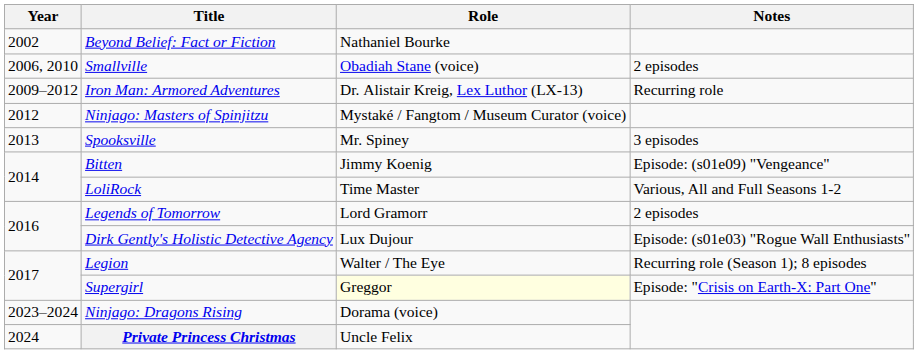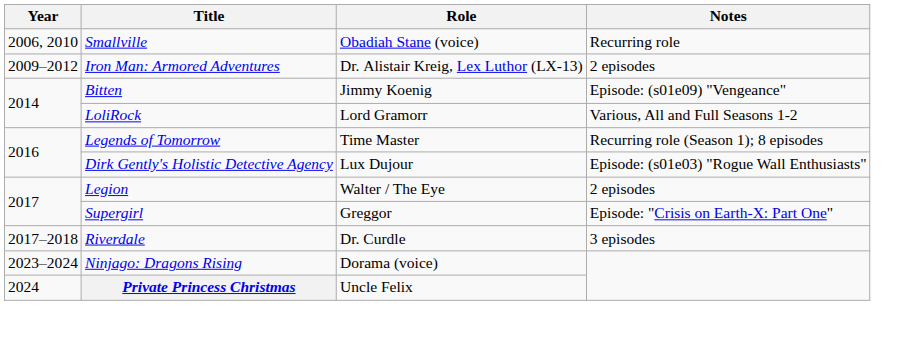- row: (180, 41)
(666, 66) 2 episodes -> (635, 41) Recurring role
(678, 90) Recurring role -> (622, 66) 2 episodes
- row: (177, 115)
- row: (120, 139)
(380, 189) Time Master -> (384, 115) Lord Gramorr
(384, 213) Lord Gramorr -> (380, 139) Time Master
(666, 213) 2 episodes -> (706, 139) Recurring role (Season 1); 8 episodes
(750, 262) Recurring role (Season 1); 8 episodes -> (622, 189) 2 episodes
(366, 287) lightyellow background -> (366, 213) no background
+ row: (115, 238)
